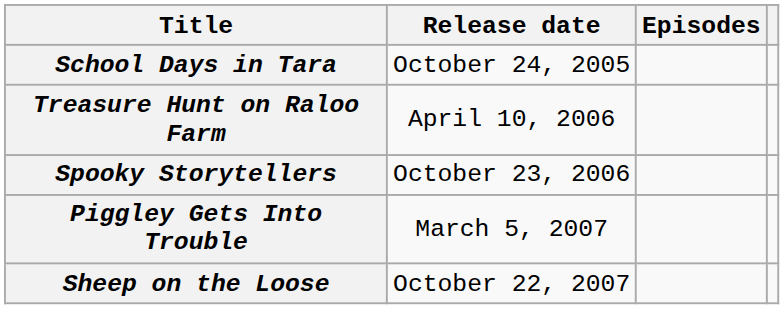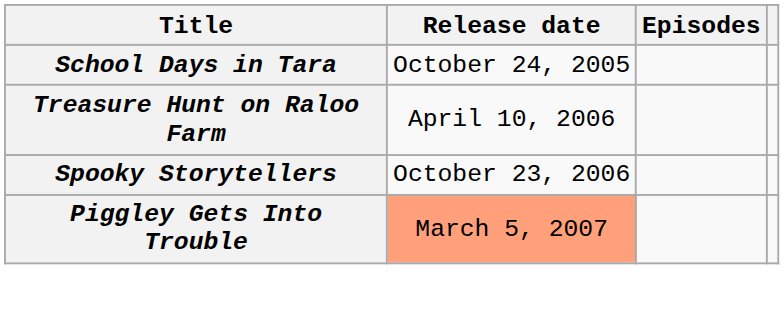(512, 229) no background -> (512, 229) lightsalmon background
- row: (196, 283)
